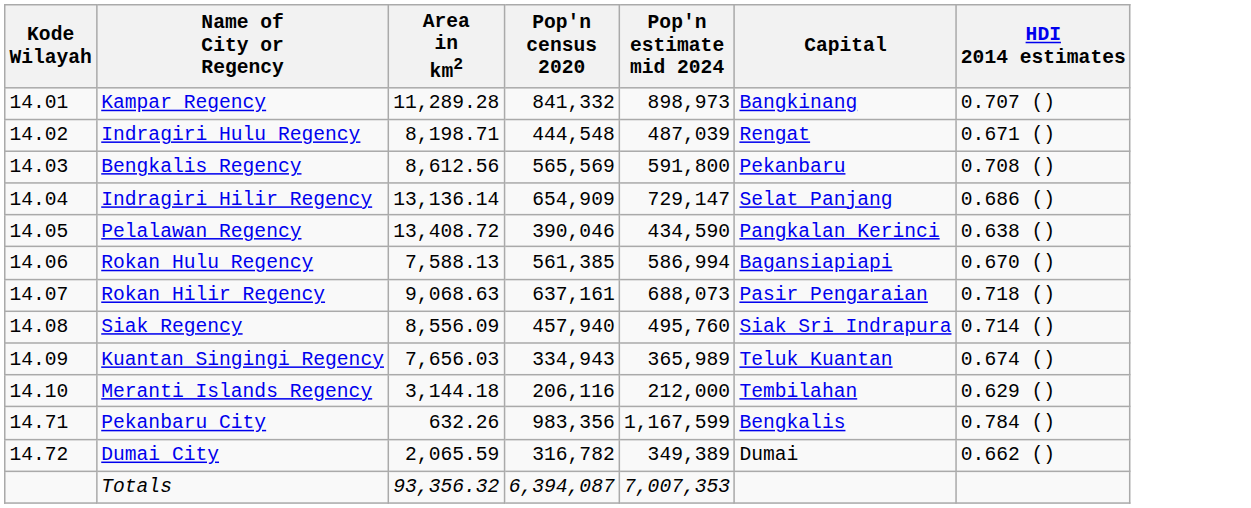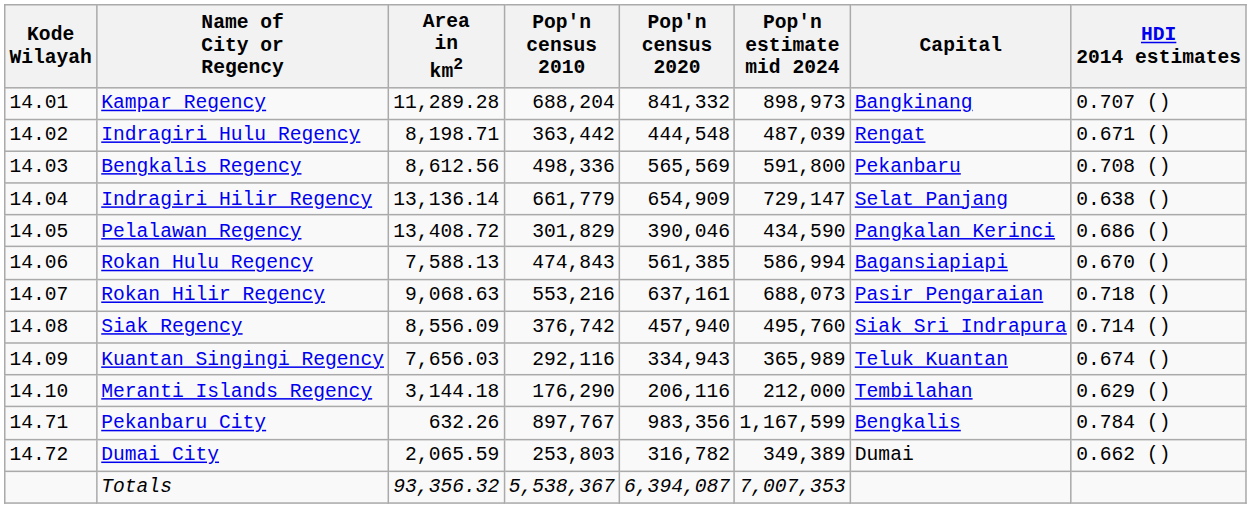+ column: (562, 46)
(1008, 199) 0.686 () -> (1123, 199) 0.638 ()
(1008, 231) 0.638 () -> (1123, 231) 0.686 ()
